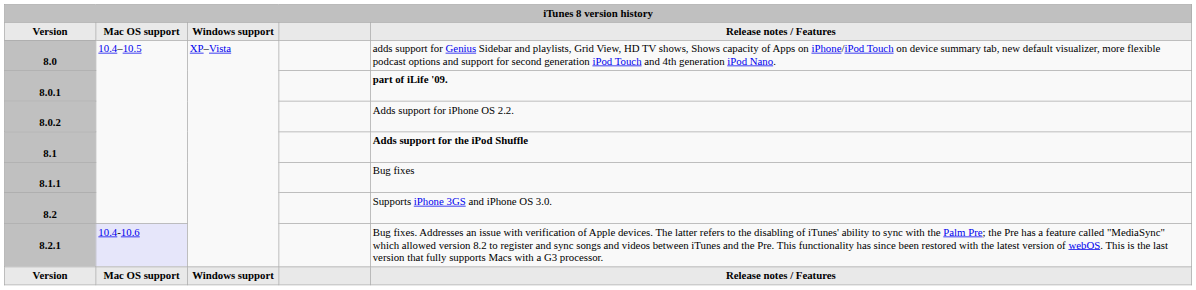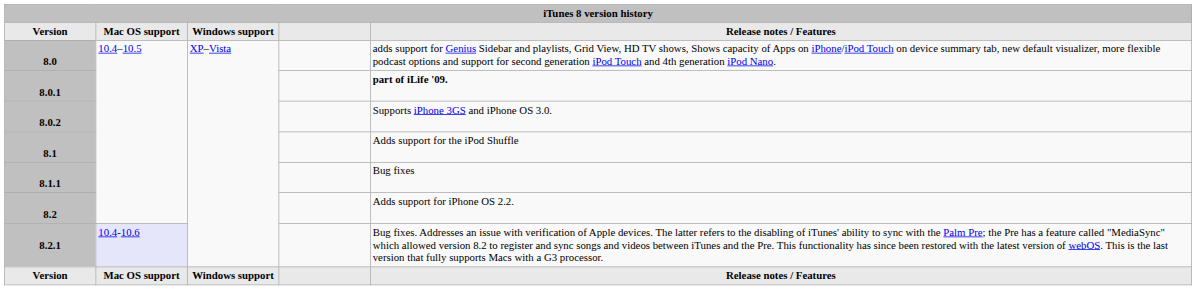(443, 110) Adds support for iPhone OS 2.2. -> (462, 110) Supports iPhone 3GS and iPhone OS 3.0.
(450, 141) bold -> (446, 141) normal
(462, 202) Supports iPhone 3GS and iPhone OS 3.0. -> (443, 202) Adds support for iPhone OS 2.2.
